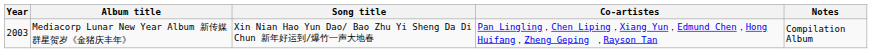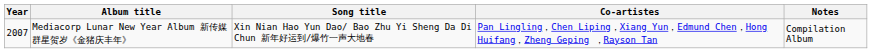(17, 34) 2003 -> (17, 34) 2007
